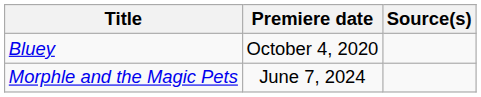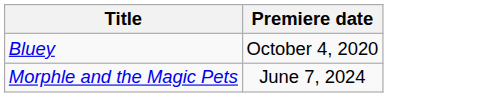- column: (429, 19)
